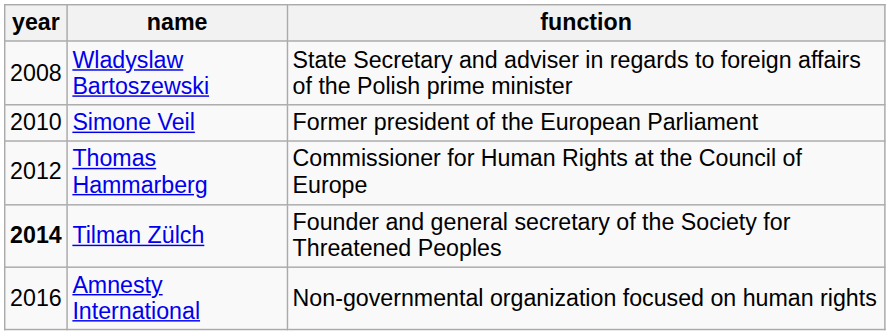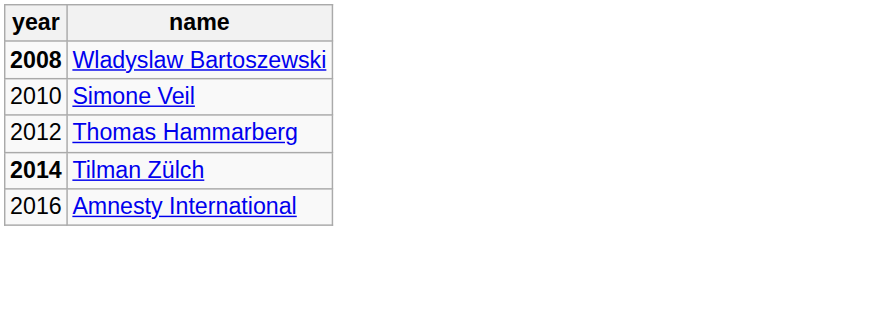- column: (586, 22)
(36, 72) normal -> (36, 59) bold
